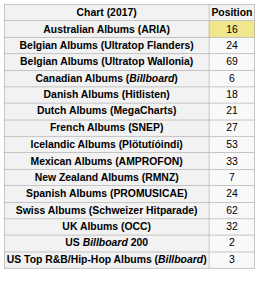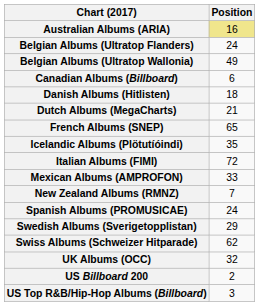(232, 62) 69 -> (232, 62) 49
(232, 128) 27 -> (232, 128) 65
(232, 144) 53 -> (232, 144) 35
+ row: (107, 161)
+ row: (107, 227)
